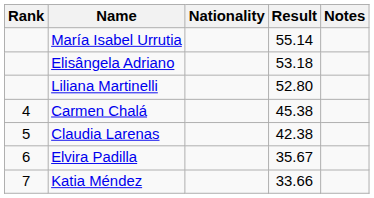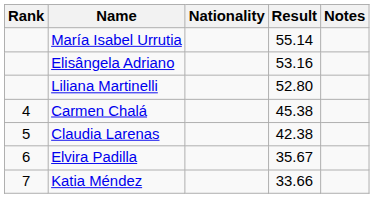(294, 63) 53.18 -> (294, 63) 53.16
